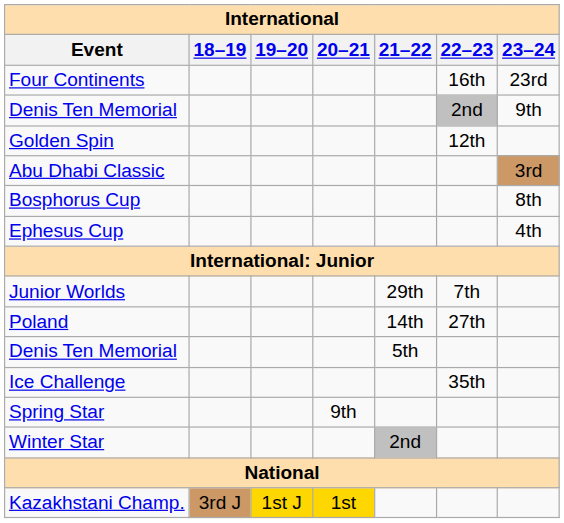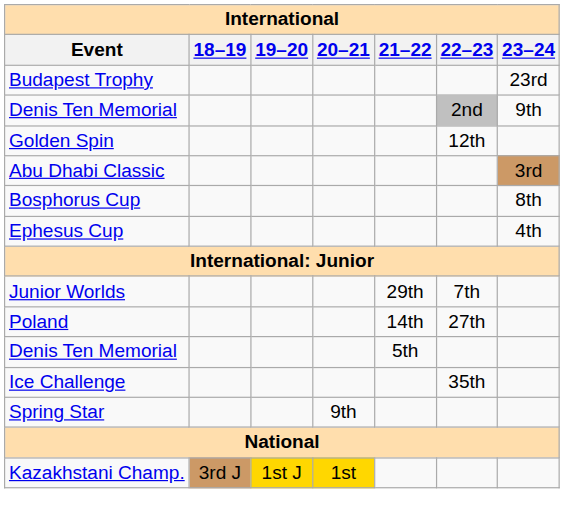- row: (77, 79)
+ row: (81, 79)
- row: (57, 442)
